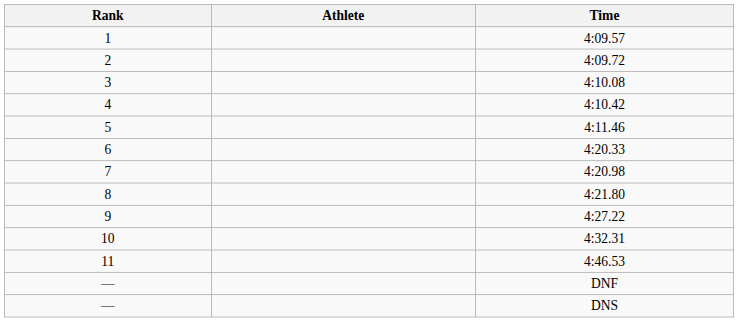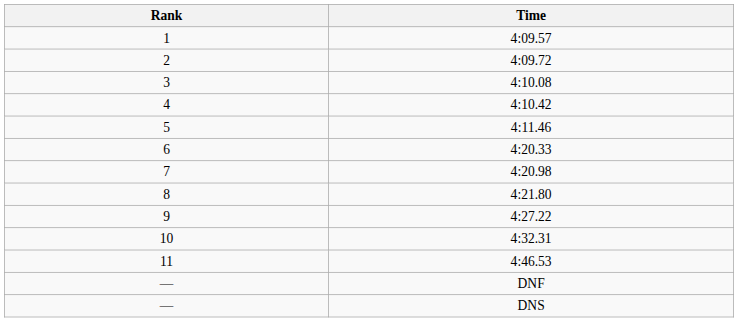- column: (343, 15)
